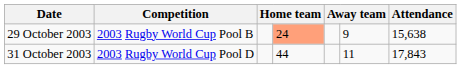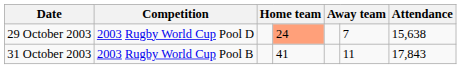(175, 34) 2003 Rugby World Cup Pool B -> (176, 34) 2003 Rugby World Cup Pool D
(346, 34) 9 -> (346, 34) 7
(176, 53) 2003 Rugby World Cup Pool D -> (175, 53) 2003 Rugby World Cup Pool B
(282, 53) 44 -> (282, 53) 41
